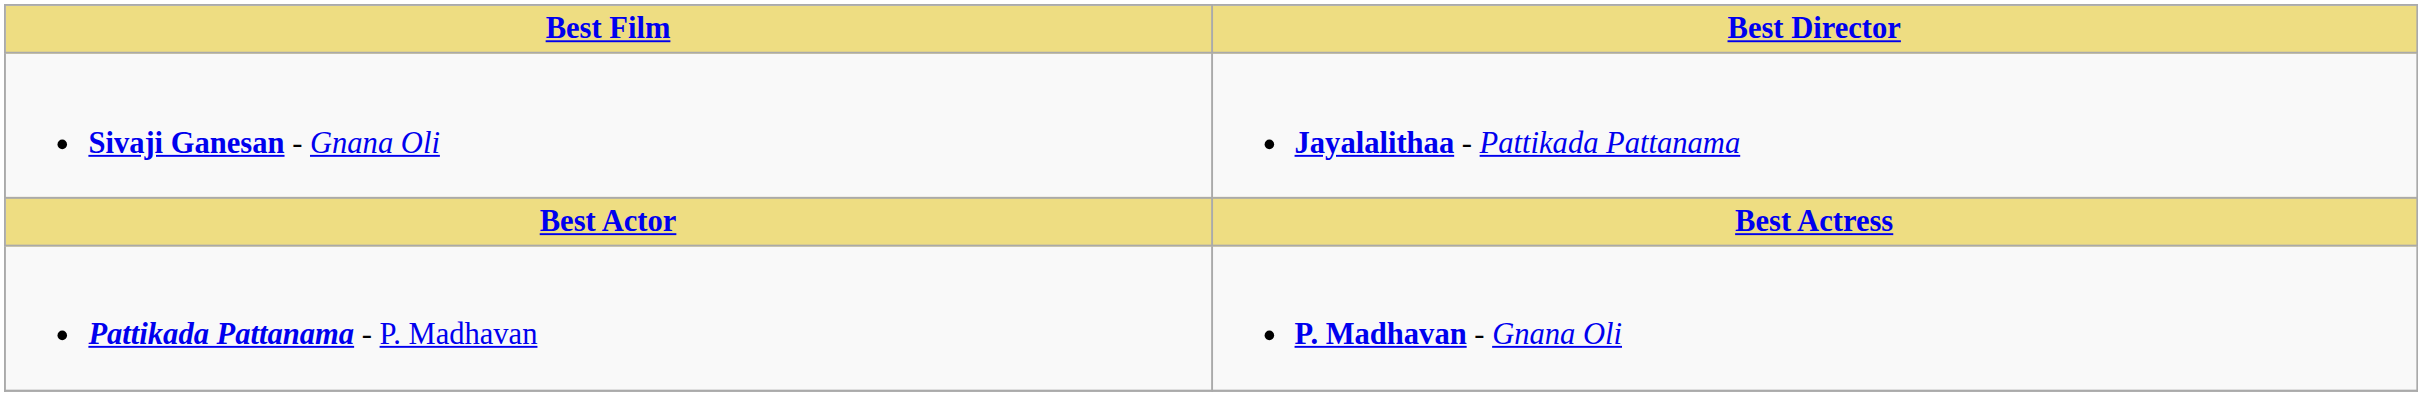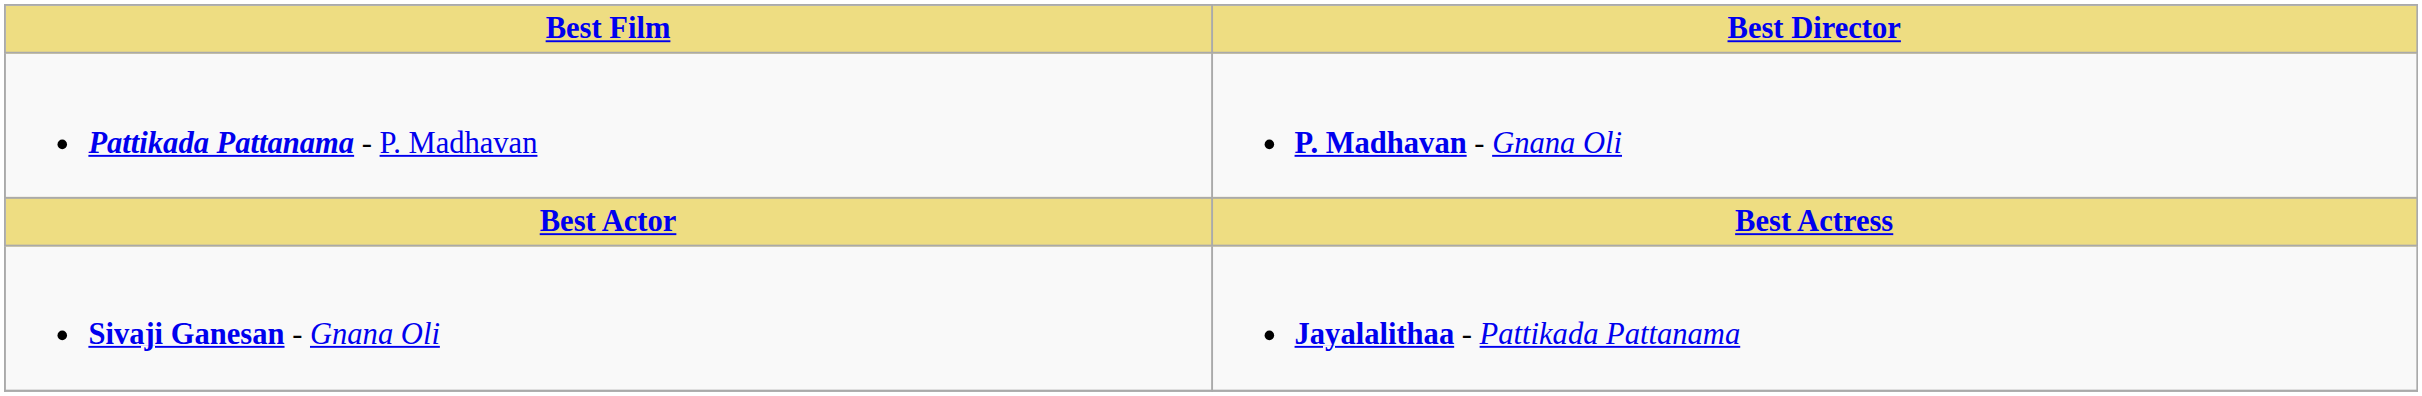rows swapped: (608, 335) <-> (608, 143)
